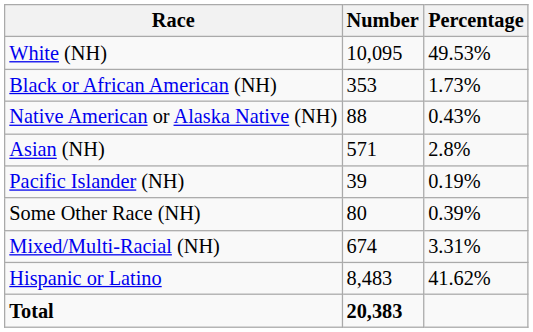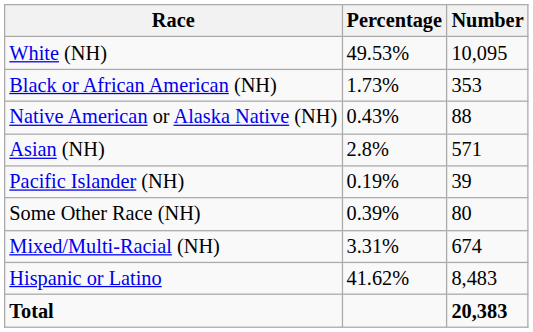columns swapped: (383, 20) <-> (476, 20)
